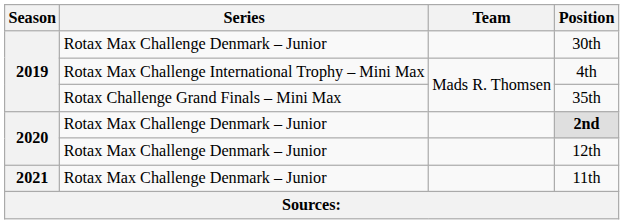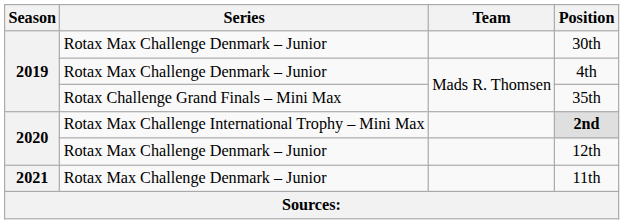(244, 70) Rotax Max Challenge International Trophy – Mini Max -> (195, 70) Rotax Max Challenge Denmark – Junior
(195, 124) Rotax Max Challenge Denmark – Junior -> (244, 124) Rotax Max Challenge International Trophy – Mini Max
